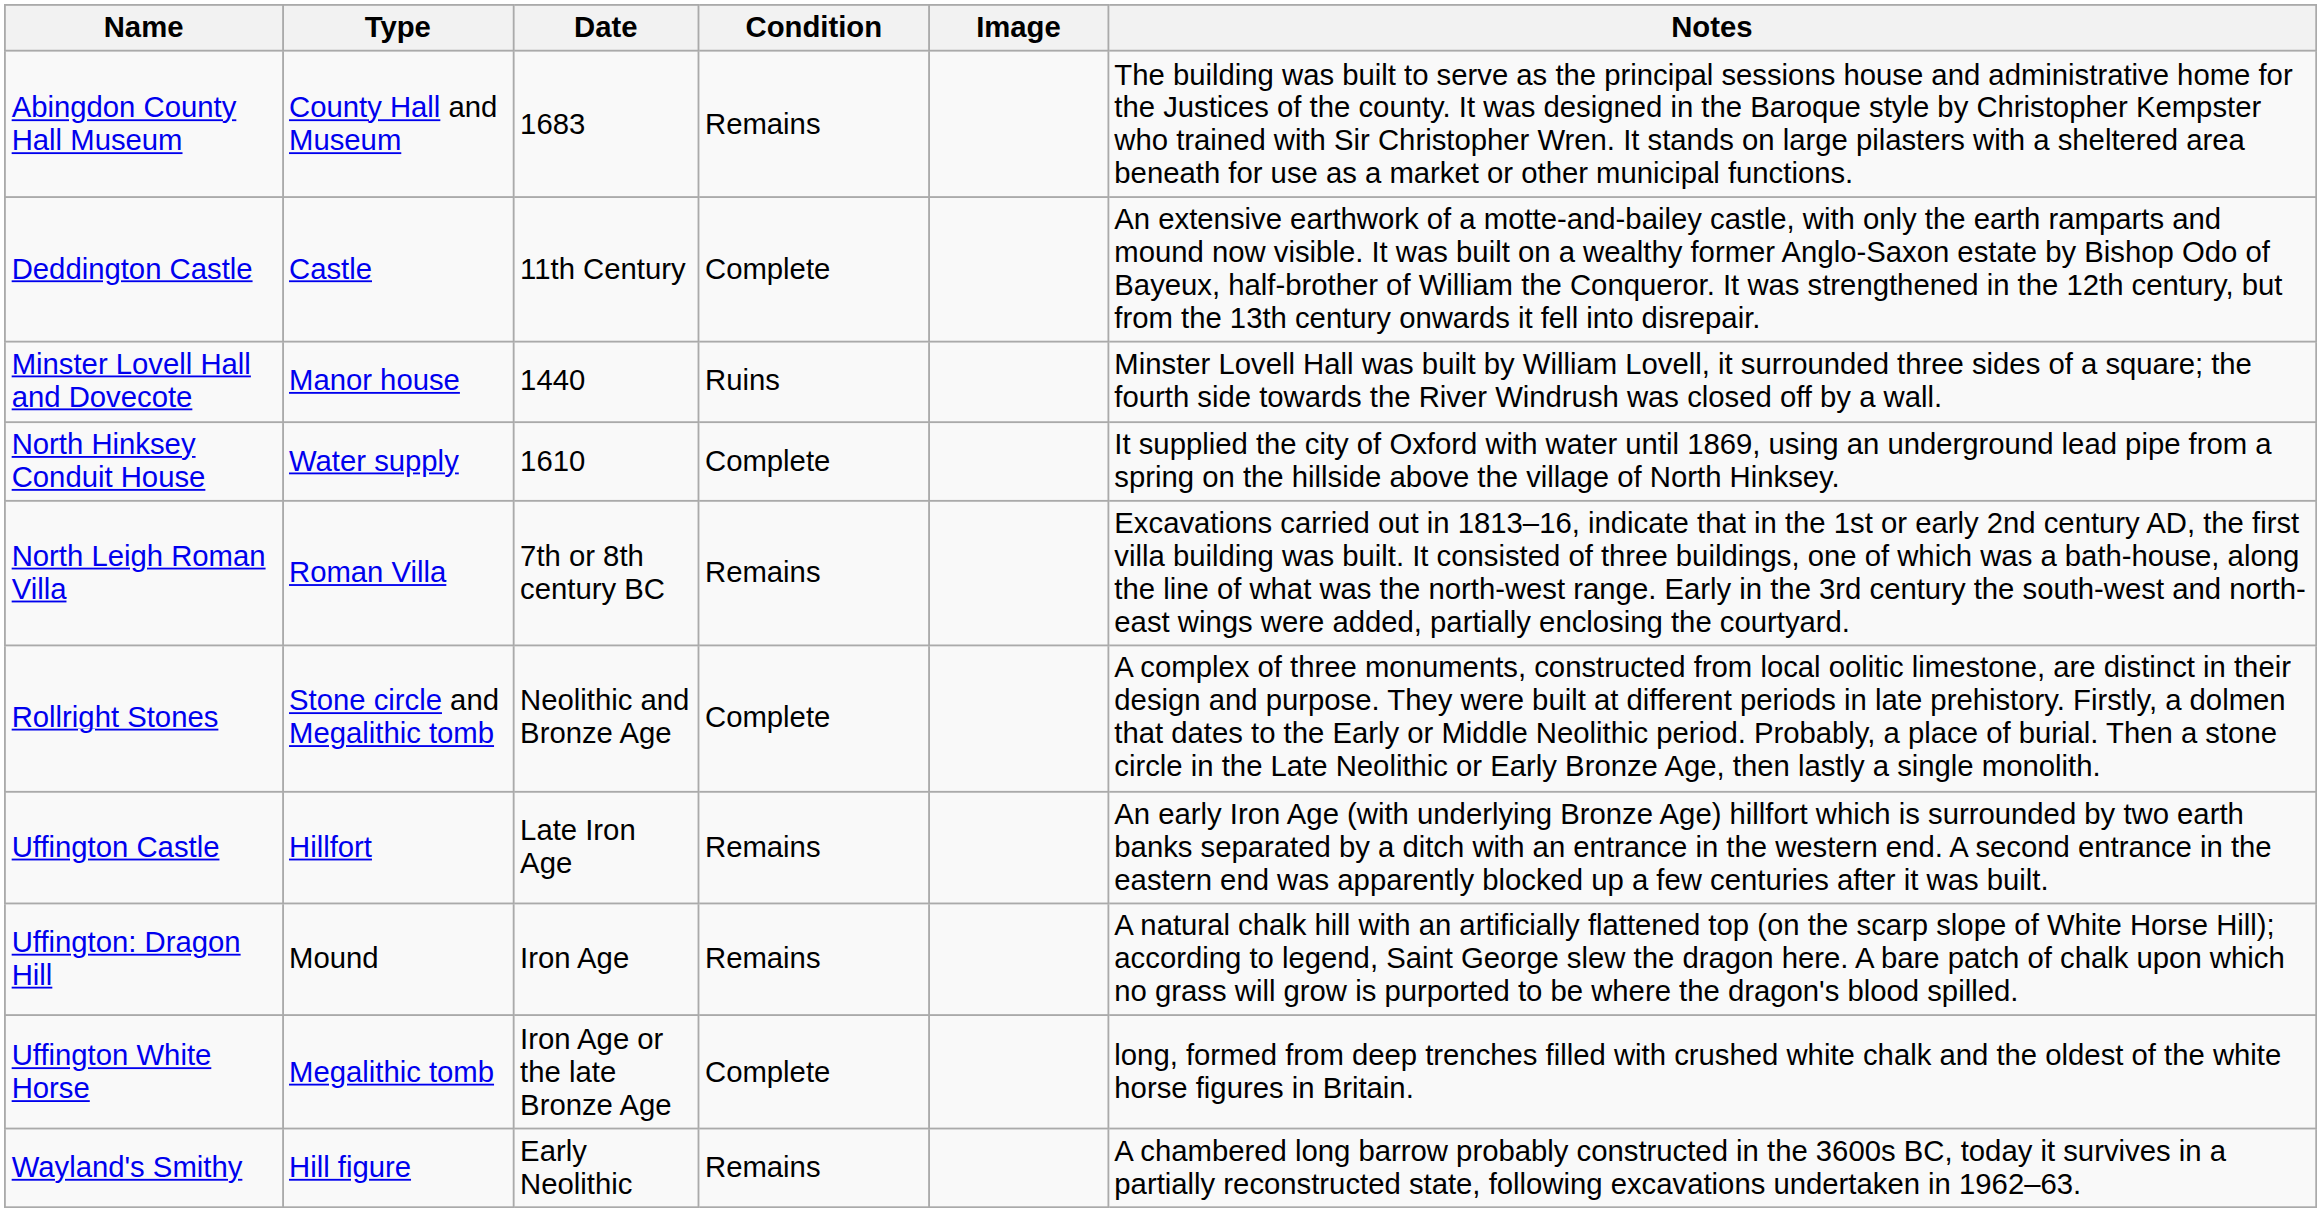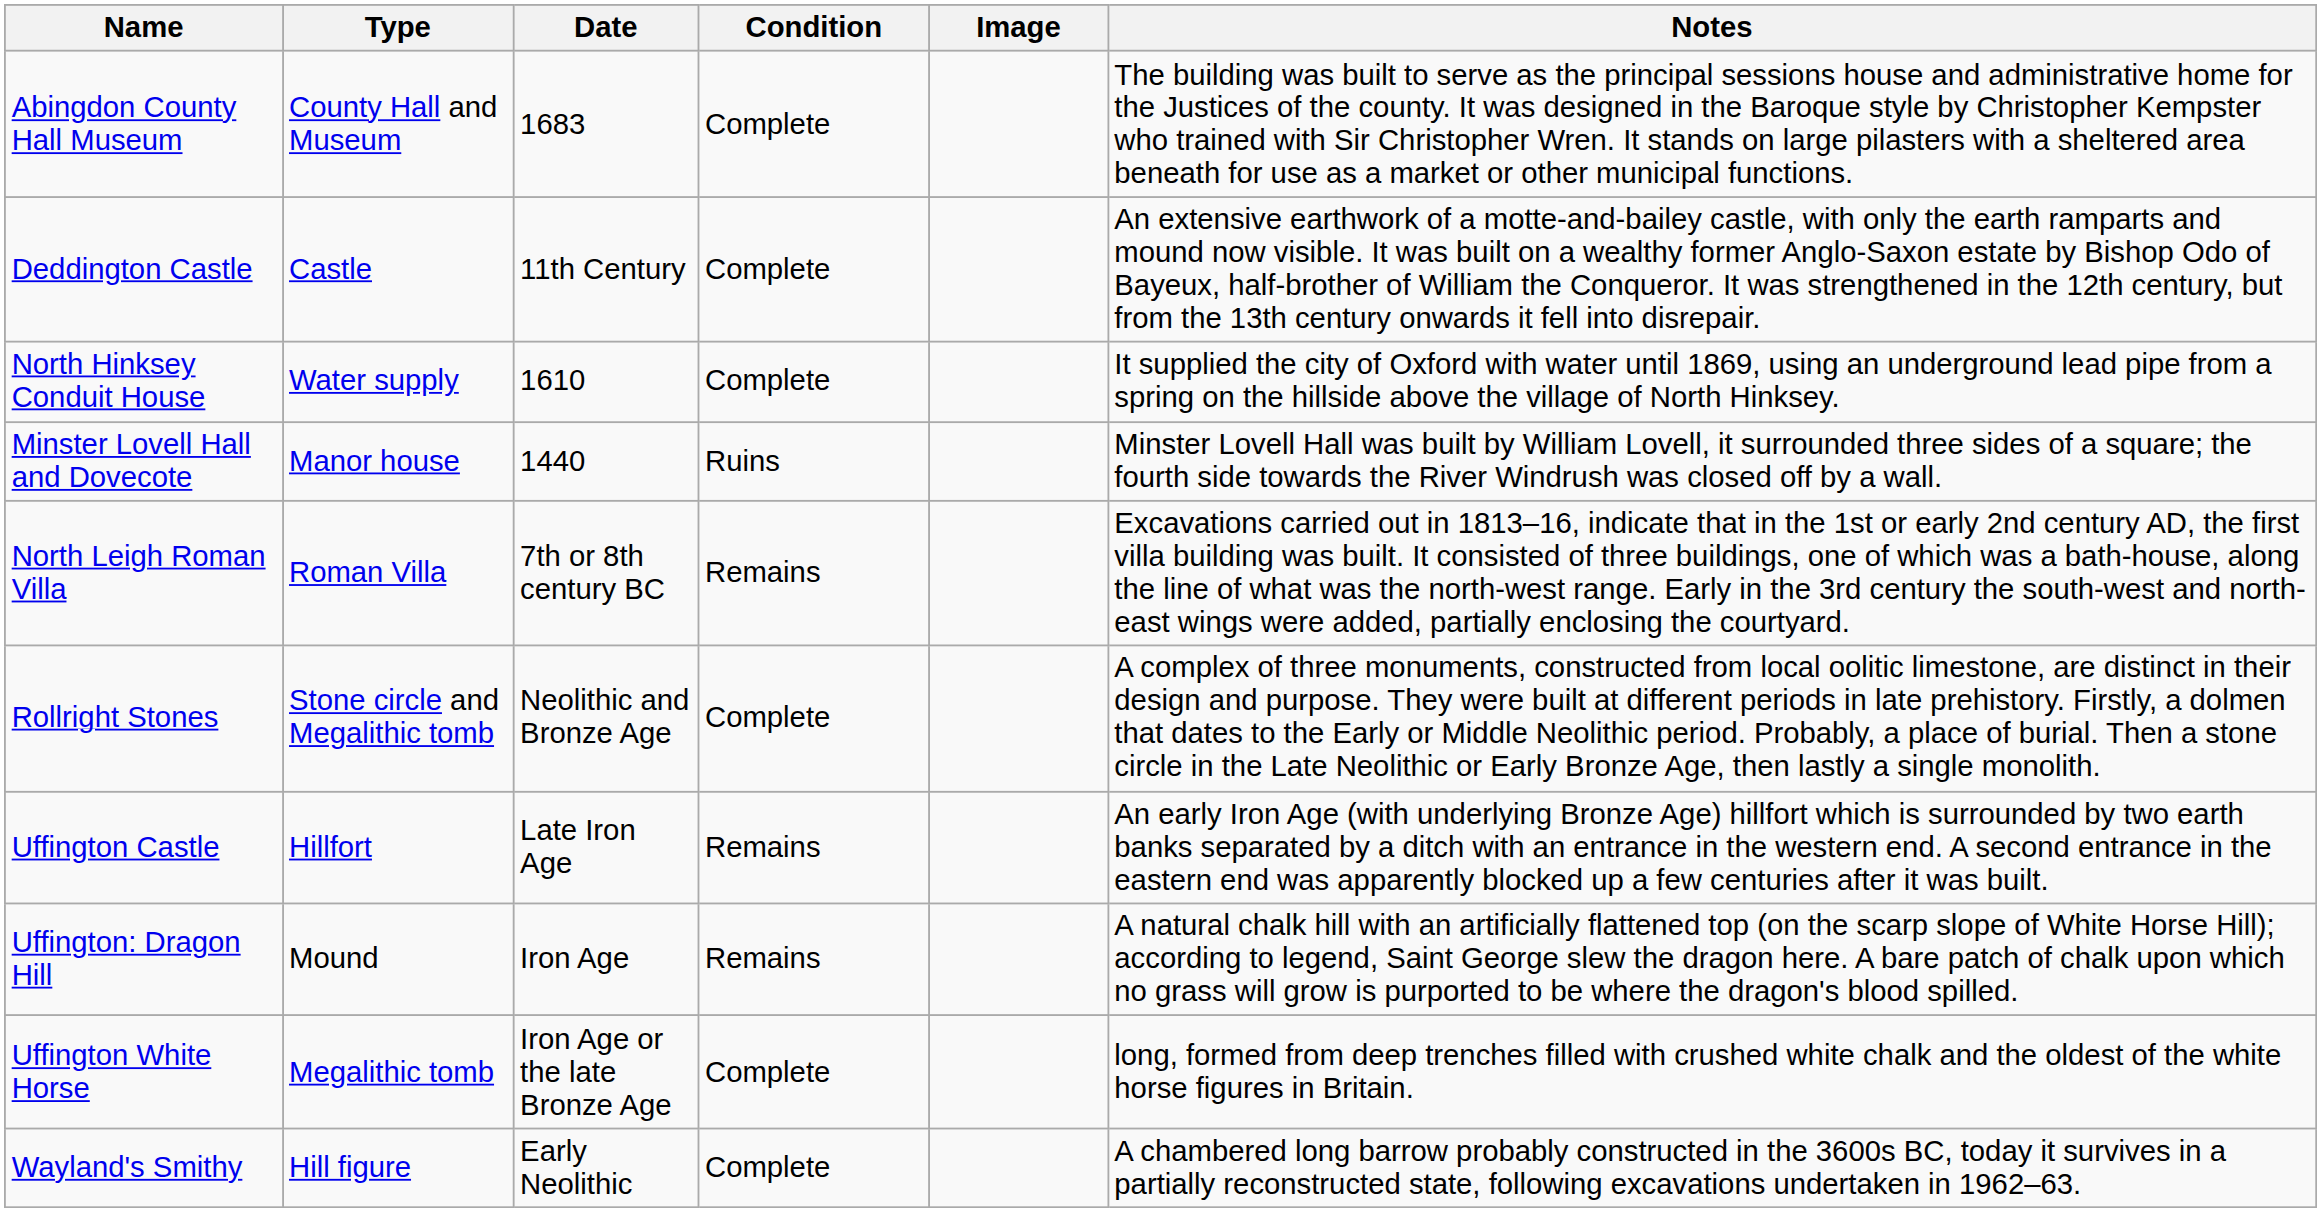(763, 123) Remains -> (768, 123) Complete
rows swapped: (131, 381) <-> (109, 460)
(763, 1167) Remains -> (768, 1167) Complete
